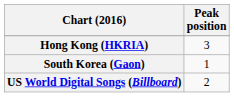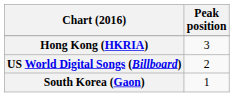rows swapped: (94, 63) <-> (94, 82)
